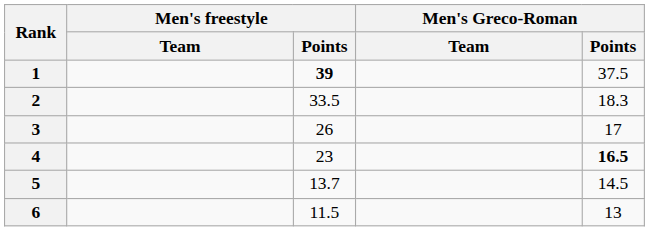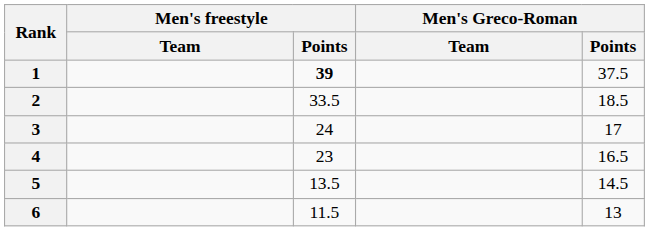(613, 101) 18.3 -> (613, 101) 18.5
(324, 128) 26 -> (324, 128) 24
(613, 156) bold -> (613, 156) normal
(324, 184) 13.7 -> (324, 184) 13.5
